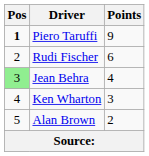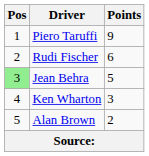(17, 36) bold -> (17, 36) normal
(110, 78) 4 -> (110, 78) 5
